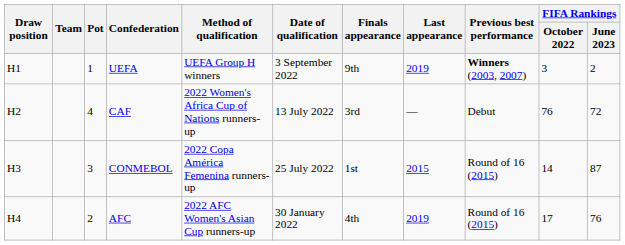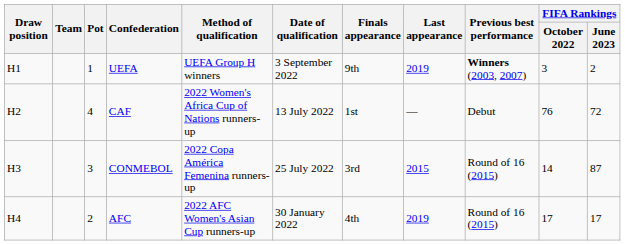(352, 112) 3rd -> (351, 112) 1st
(351, 168) 1st -> (352, 168) 3rd
(596, 218) 76 -> (596, 218) 17
